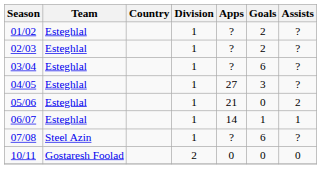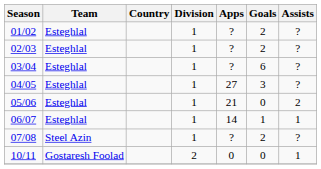(263, 137) 6 -> (263, 137) 2
(298, 155) 0 -> (298, 155) 1
